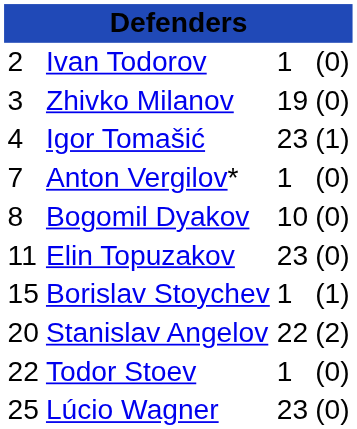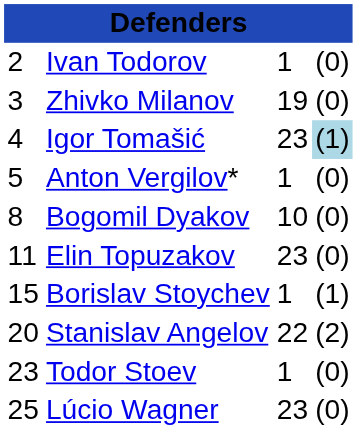(332, 139) no background -> (332, 139) lightblue background
(15, 177) 7 -> (15, 177) 5
(23, 371) 22 -> (23, 371) 23
